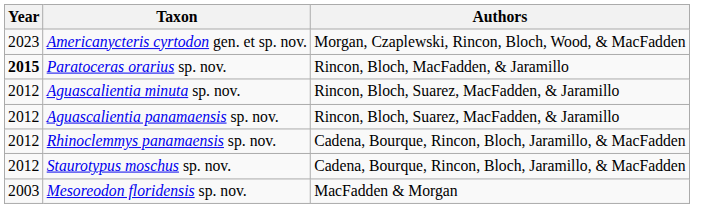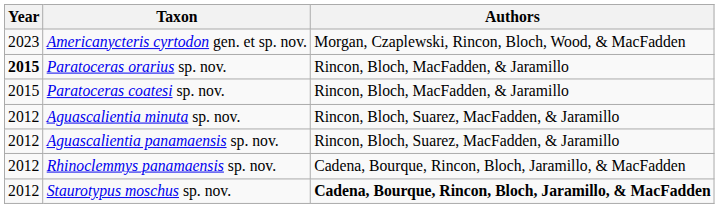+ row: (136, 91)
(500, 166) normal -> (512, 191) bold
- row: (147, 191)
